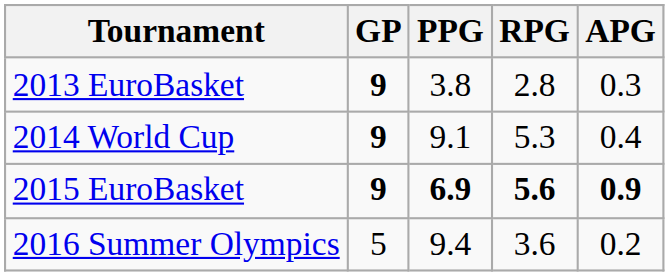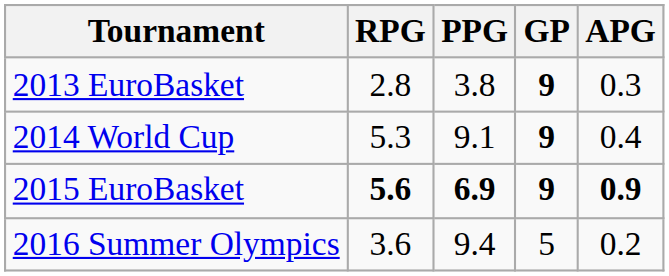columns swapped: (378, 31) <-> (535, 31)
